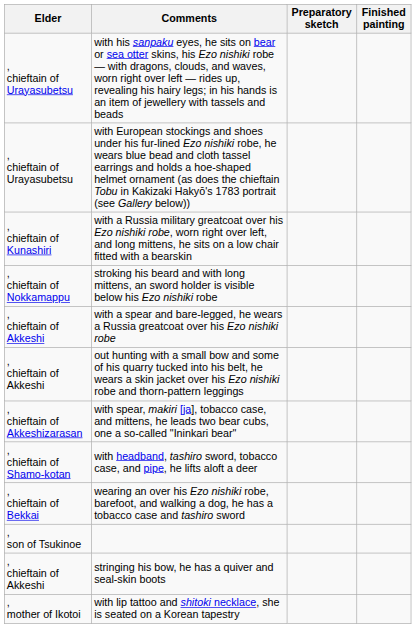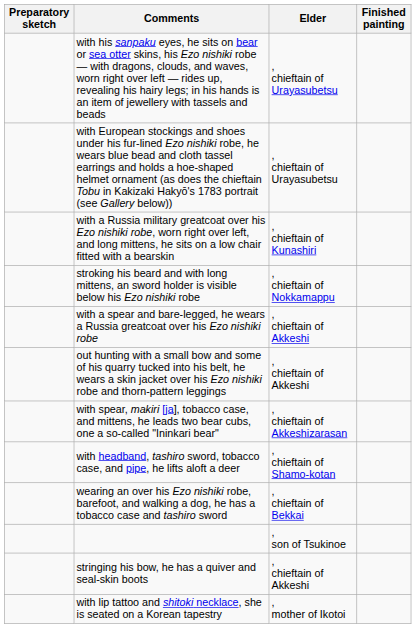columns swapped: (48, 19) <-> (322, 19)
